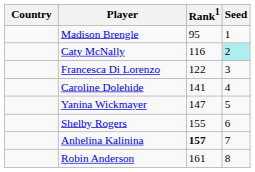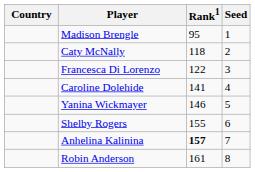(197, 51) 116 -> (197, 51) 118
(228, 51) paleturquoise background -> (228, 51) no background
(197, 105) 147 -> (197, 105) 146
